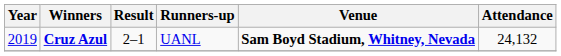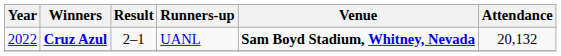(22, 39) 2019 -> (22, 39) 2022
(517, 39) 24,132 -> (517, 39) 20,132
